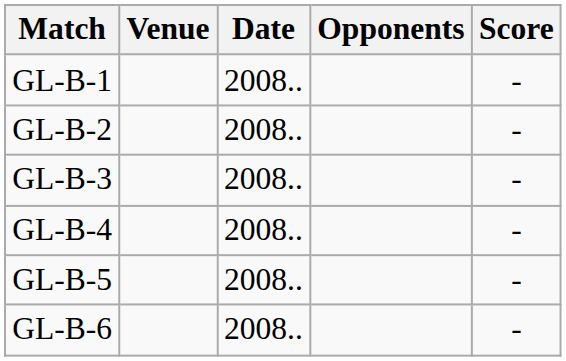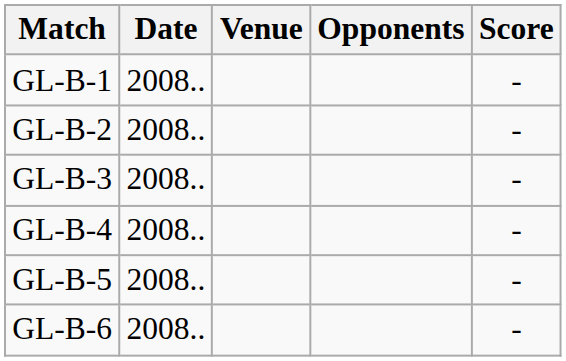columns swapped: (263, 29) <-> (168, 29)
